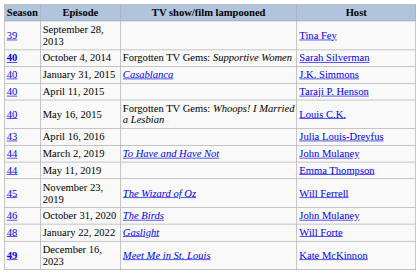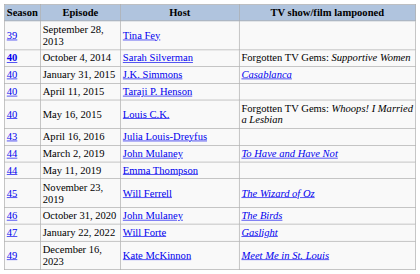columns swapped: (356, 12) <-> (209, 12)
(12, 232) 48 -> (12, 232) 47
(12, 255) bold -> (12, 255) normal
